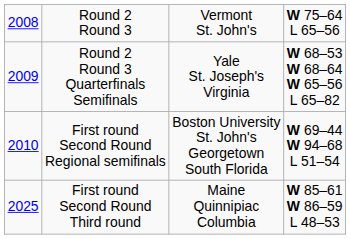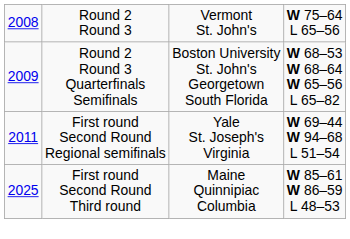(226, 76) Yale St. Joseph's Virginia -> (226, 76) Boston University St. John's Georgetown South Florida
(23, 145) 2010 -> (23, 137) 2011
(226, 145) Boston University St. John's Georgetown South Florida -> (226, 137) Yale St. Joseph's Virginia
